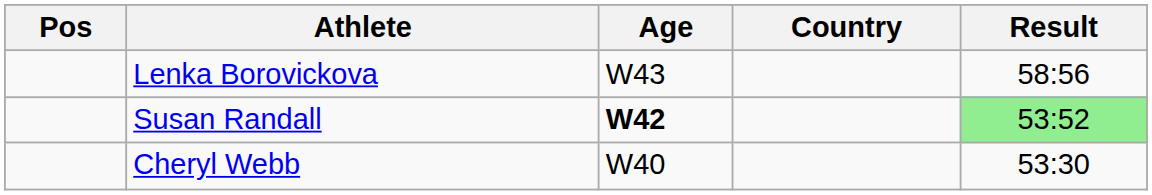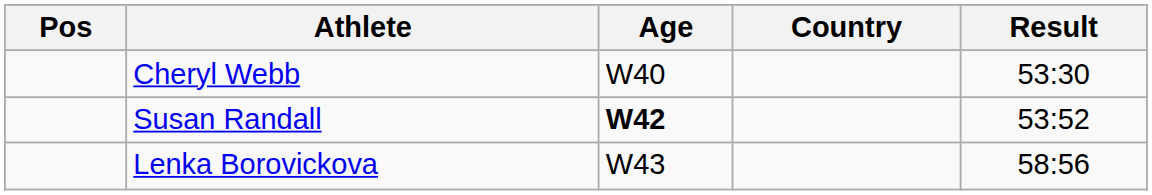rows swapped: (217, 165) <-> (256, 73)
(1054, 119) lightgreen background -> (1054, 119) no background
